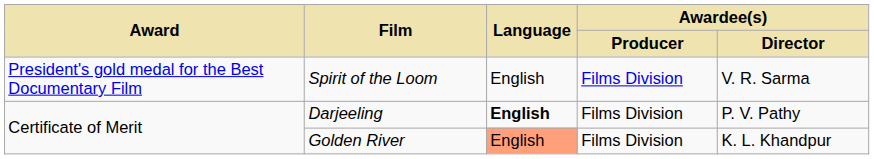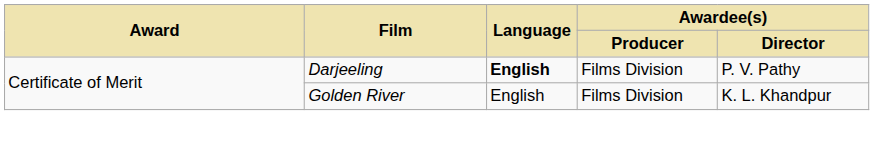- row: (373, 79)
(517, 140) lightsalmon background -> (517, 95) no background
